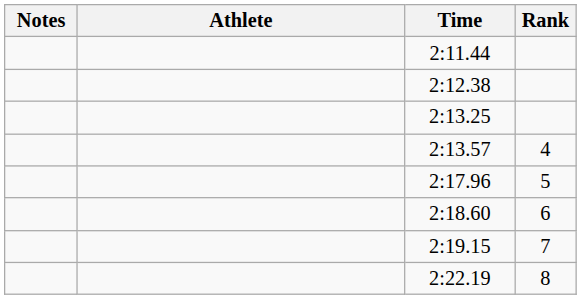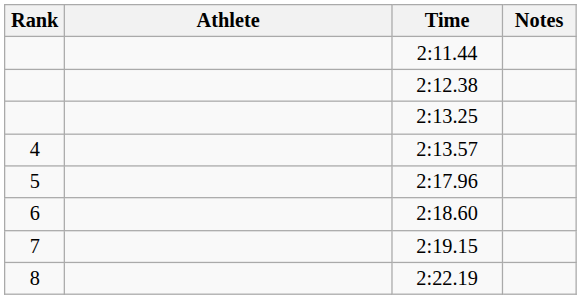columns swapped: (545, 20) <-> (41, 20)
